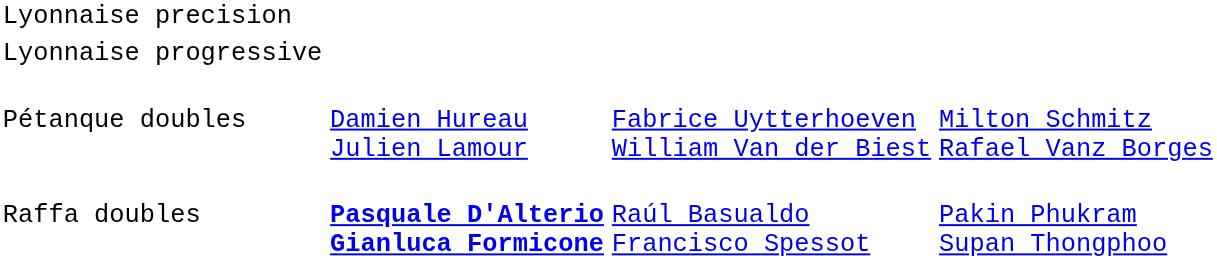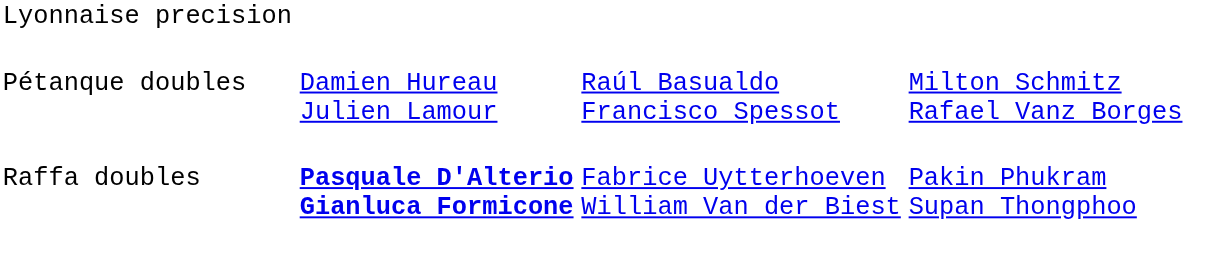- row: (163, 54)
(772, 134) Fabrice Uytterhoeven William Van der Biest -> (711, 97) Raúl Basualdo Francisco Spessot
(741, 230) Raúl Basualdo Francisco Spessot -> (741, 193) Fabrice Uytterhoeven William Van der Biest
